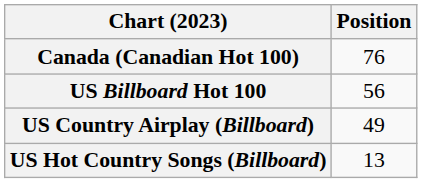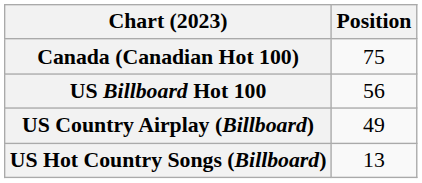(374, 56) 76 -> (374, 56) 75
